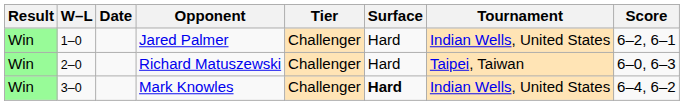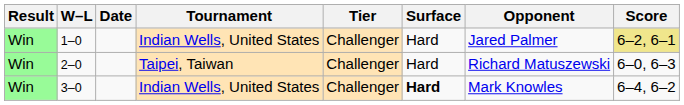columns swapped: (520, 16) <-> (210, 16)
(646, 40) no background -> (646, 40) khaki background
